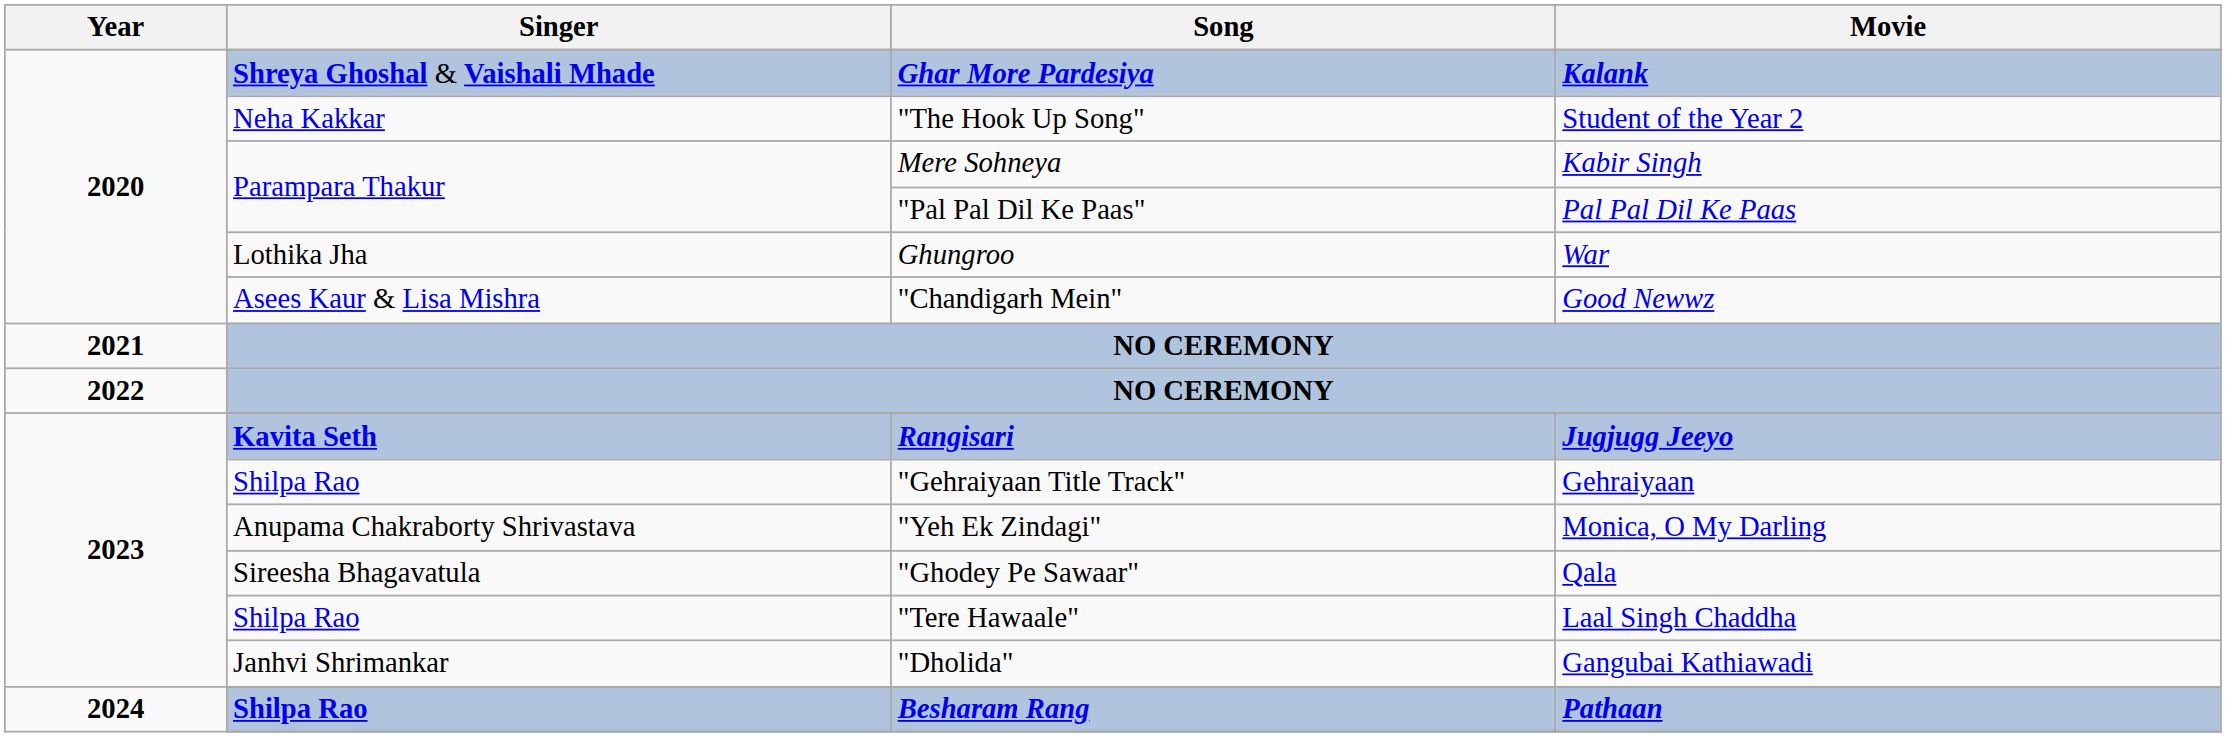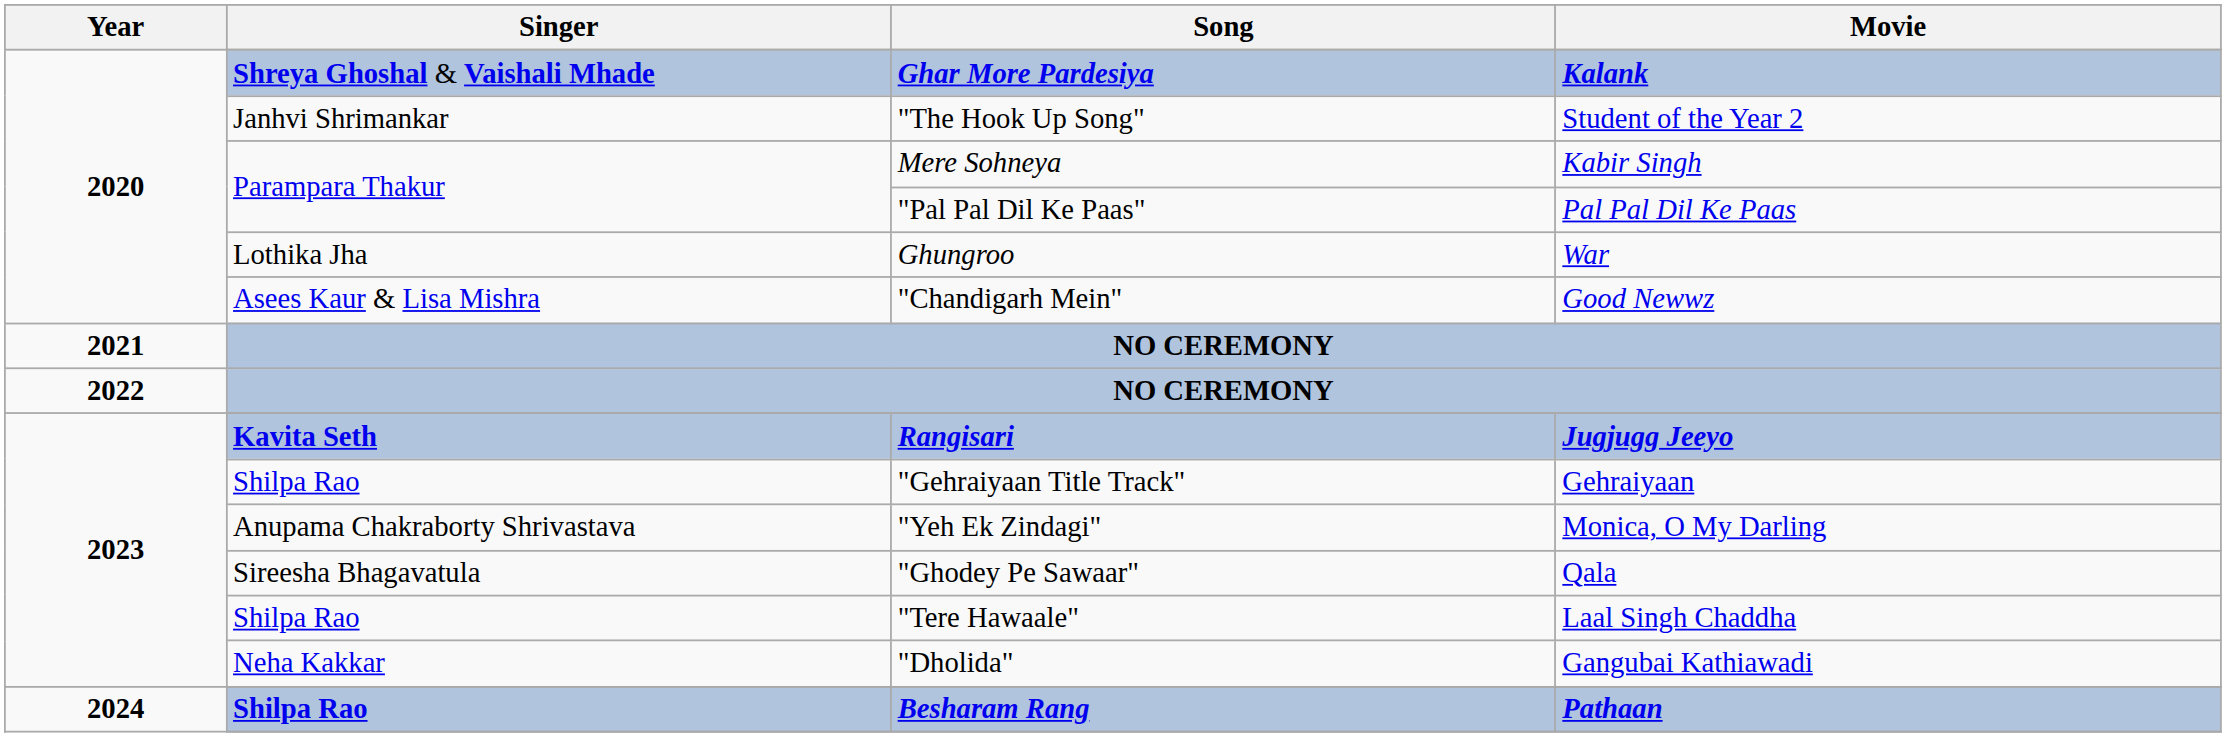(309, 118) Neha Kakkar -> (341, 118) Janhvi Shrimankar
(341, 663) Janhvi Shrimankar -> (309, 663) Neha Kakkar
